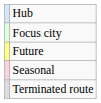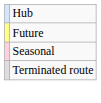- row: (37, 32)
